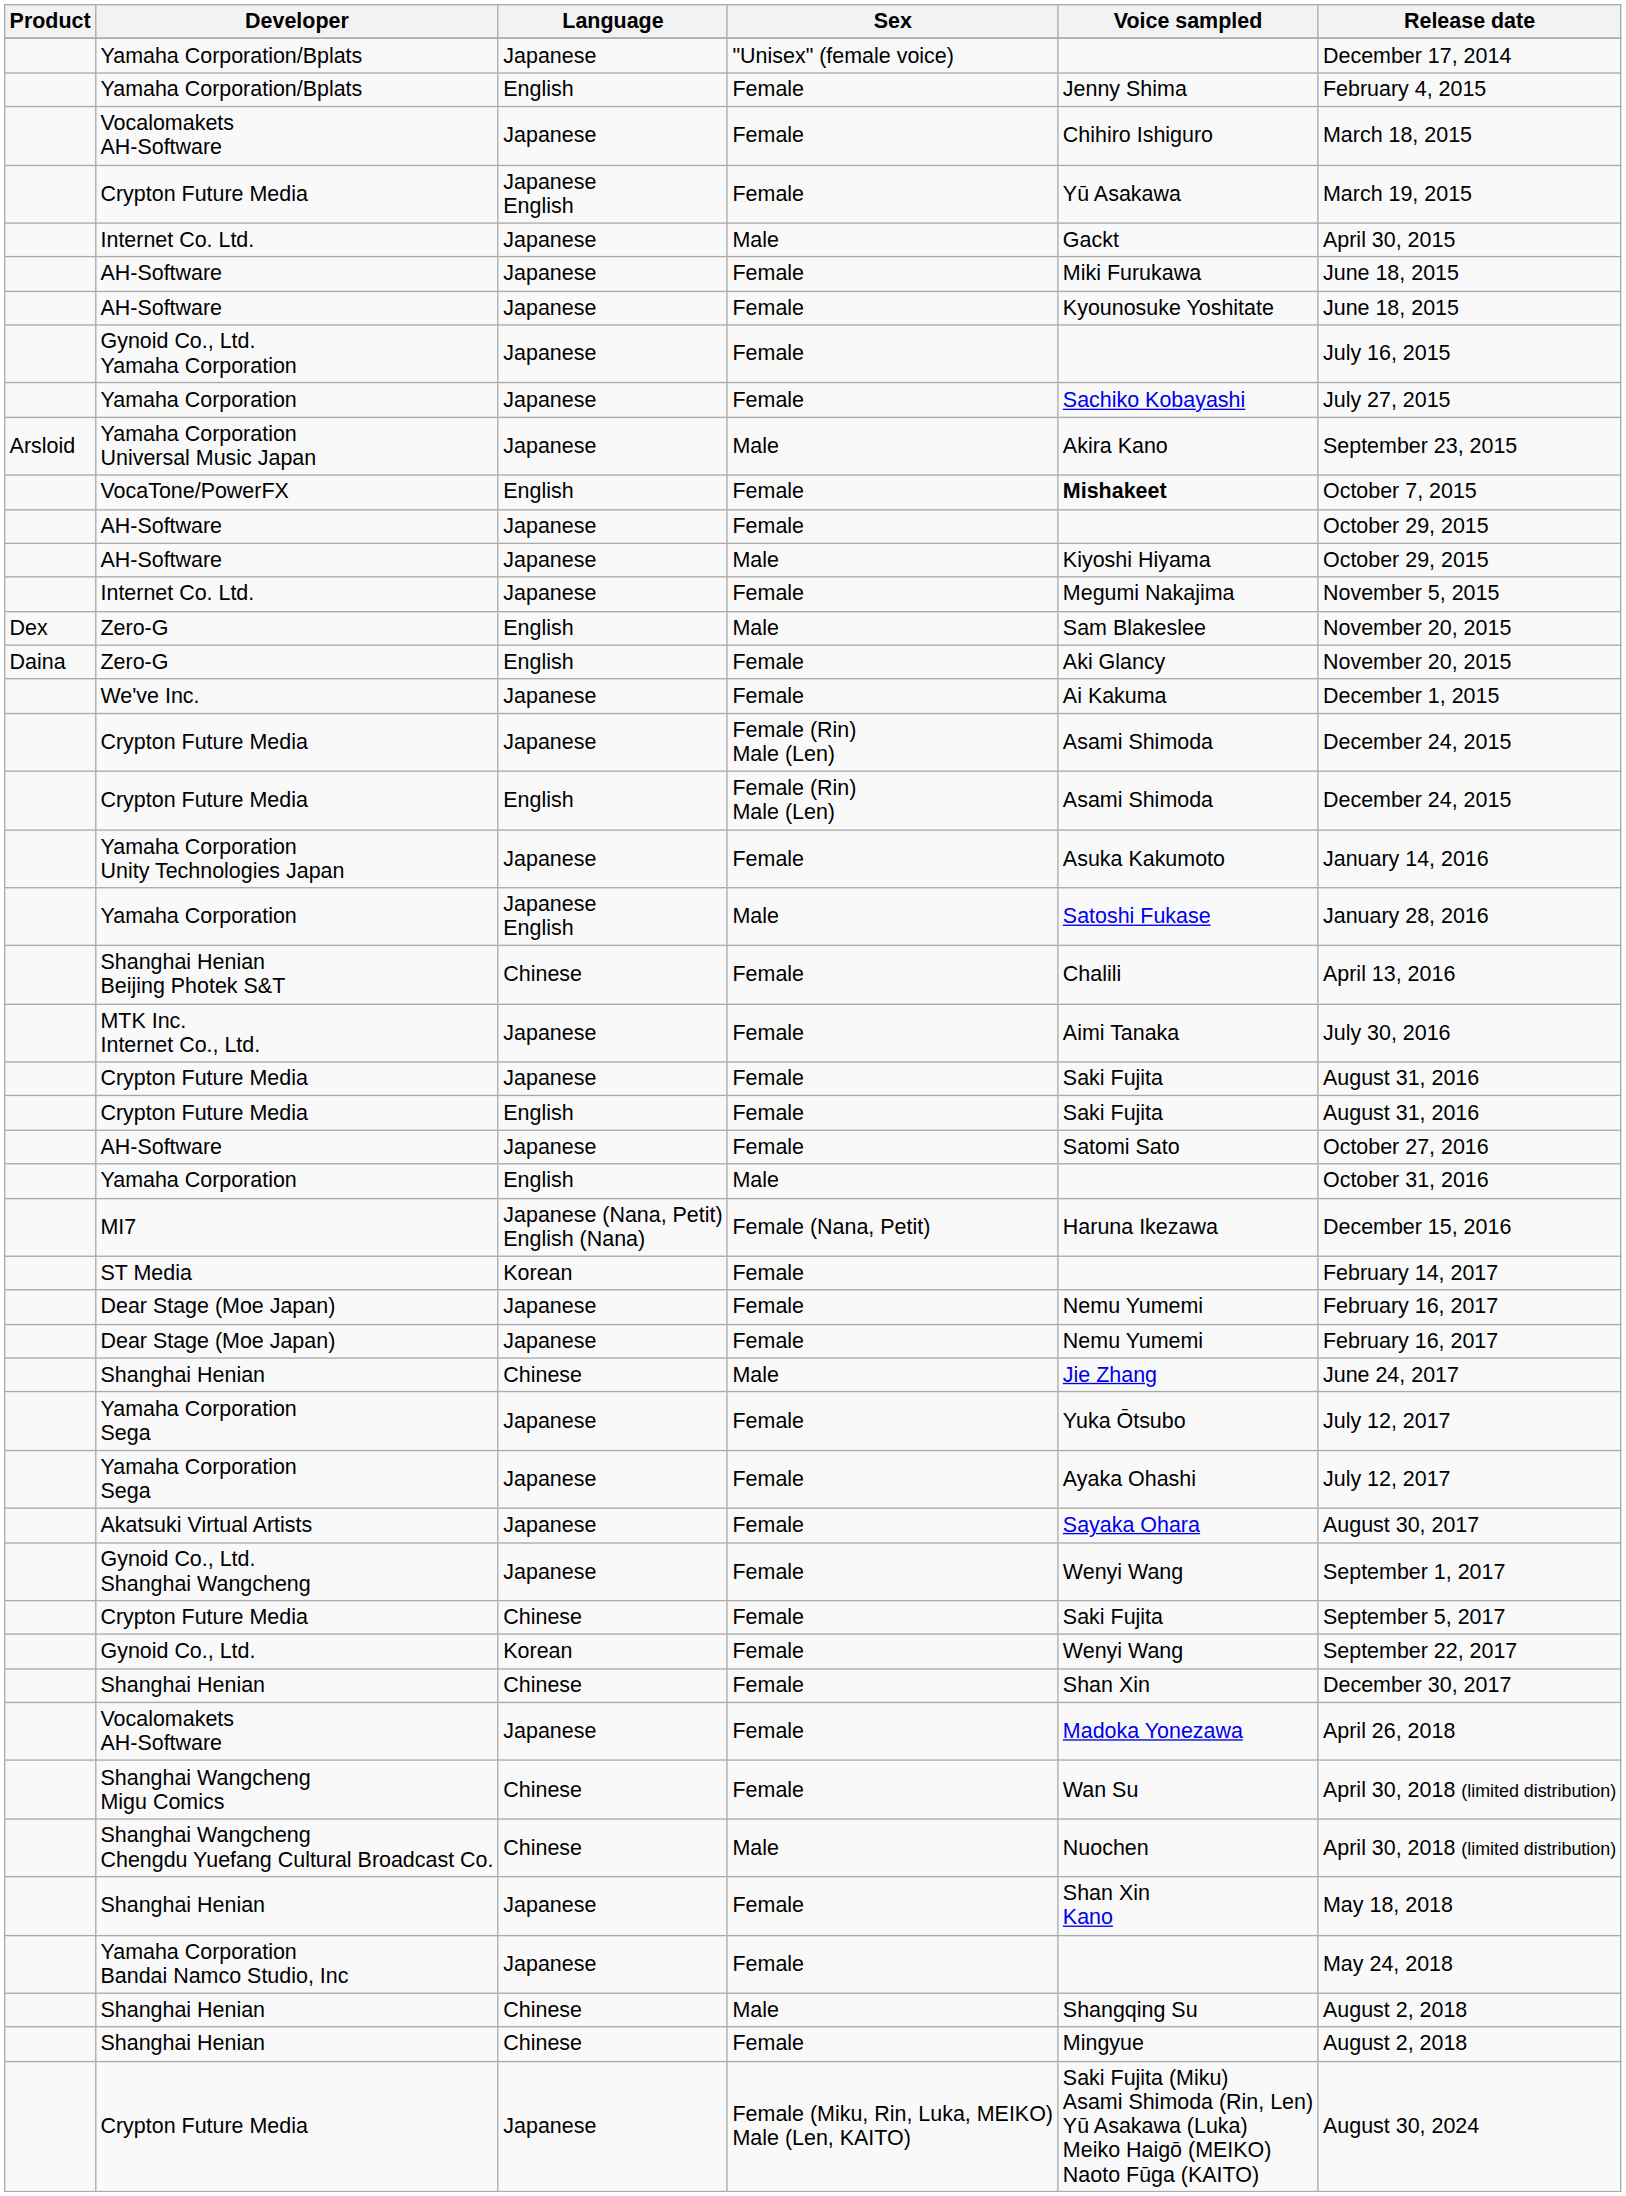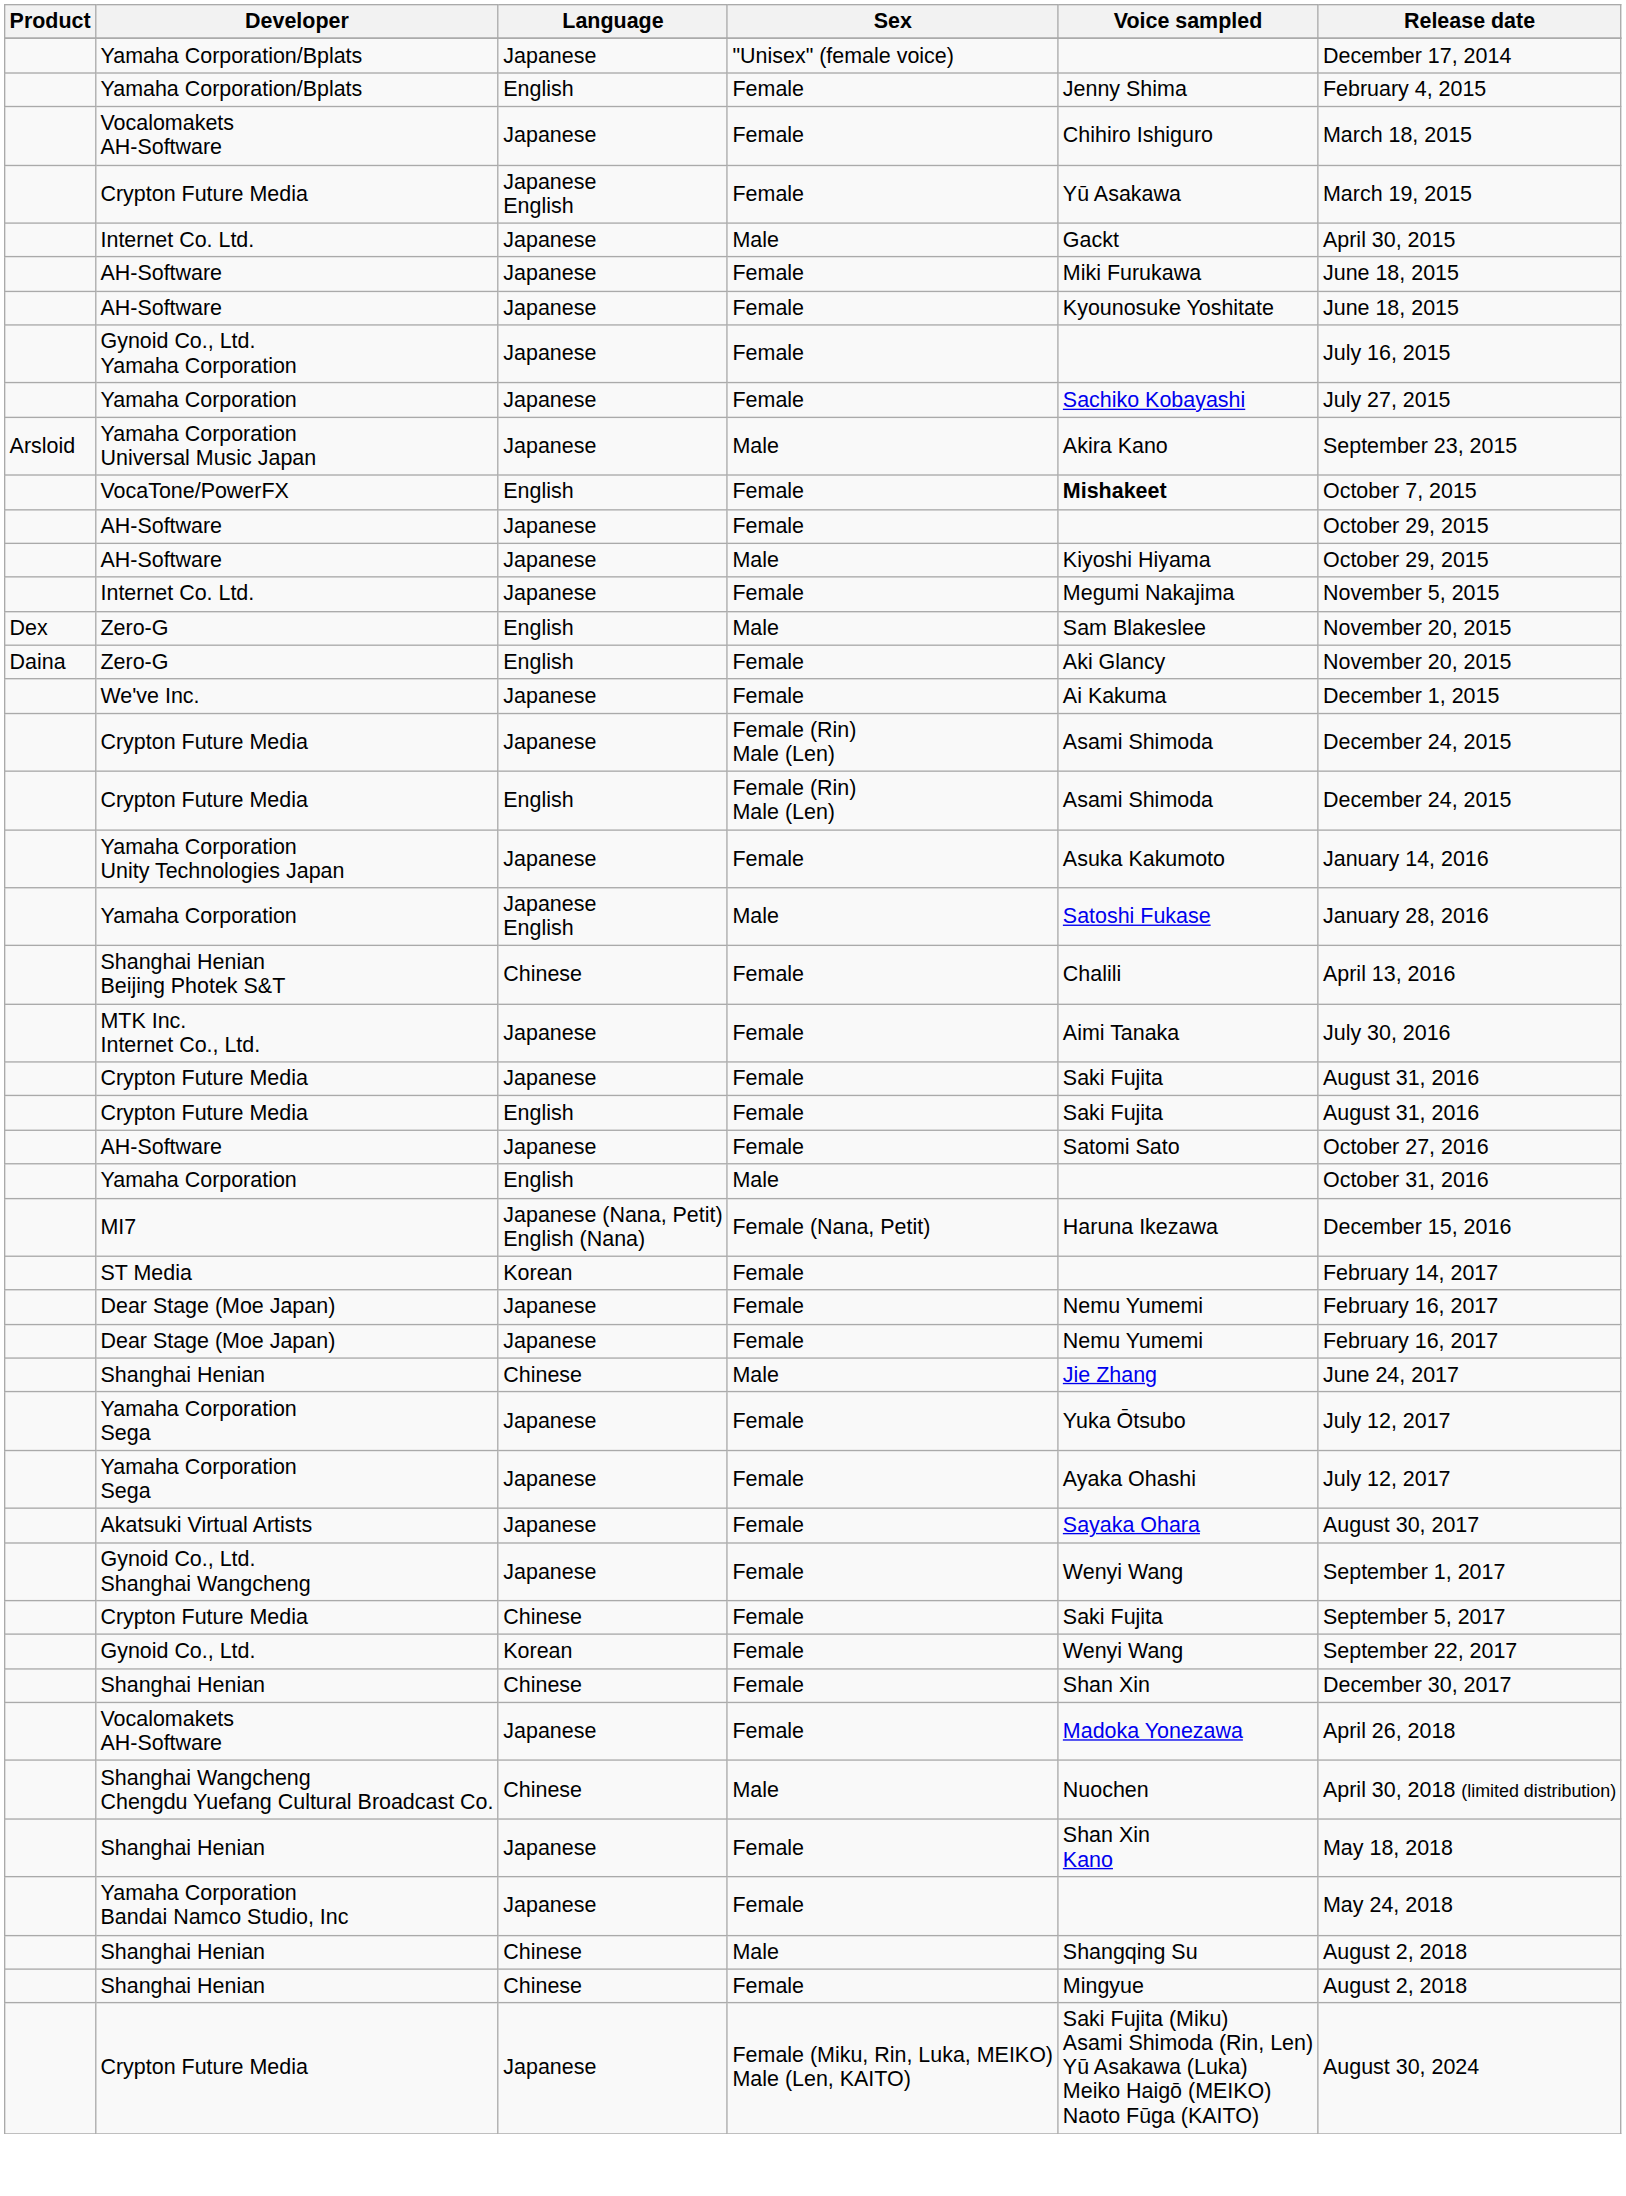- row: (206, 1789)
